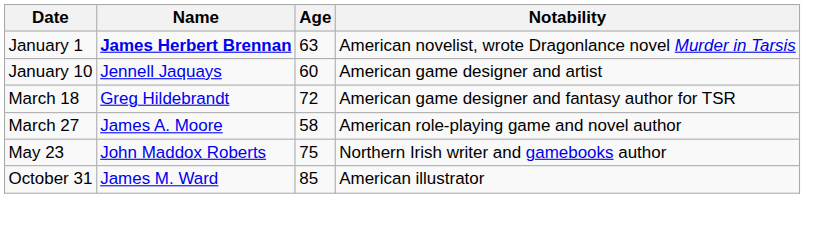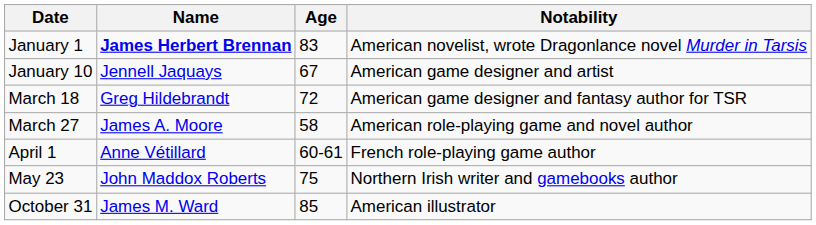(309, 44) 63 -> (309, 44) 83
(309, 71) 60 -> (309, 71) 67
+ row: (32, 152)
